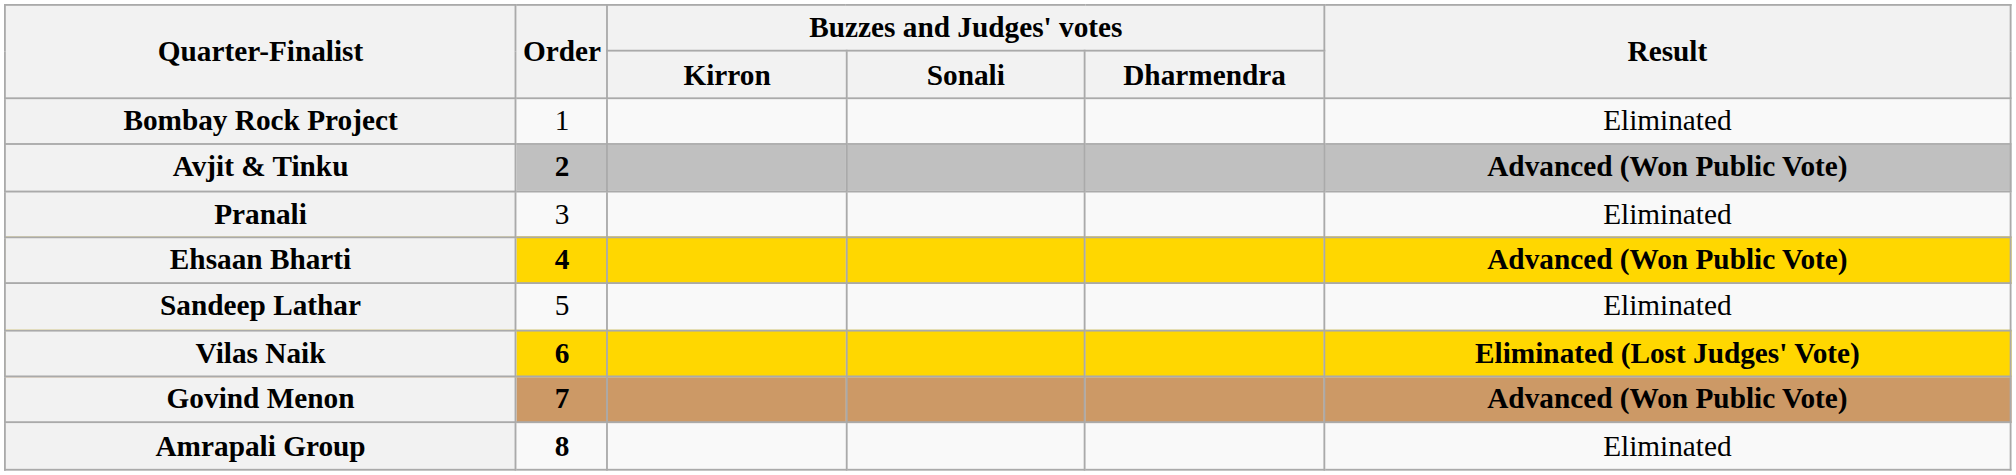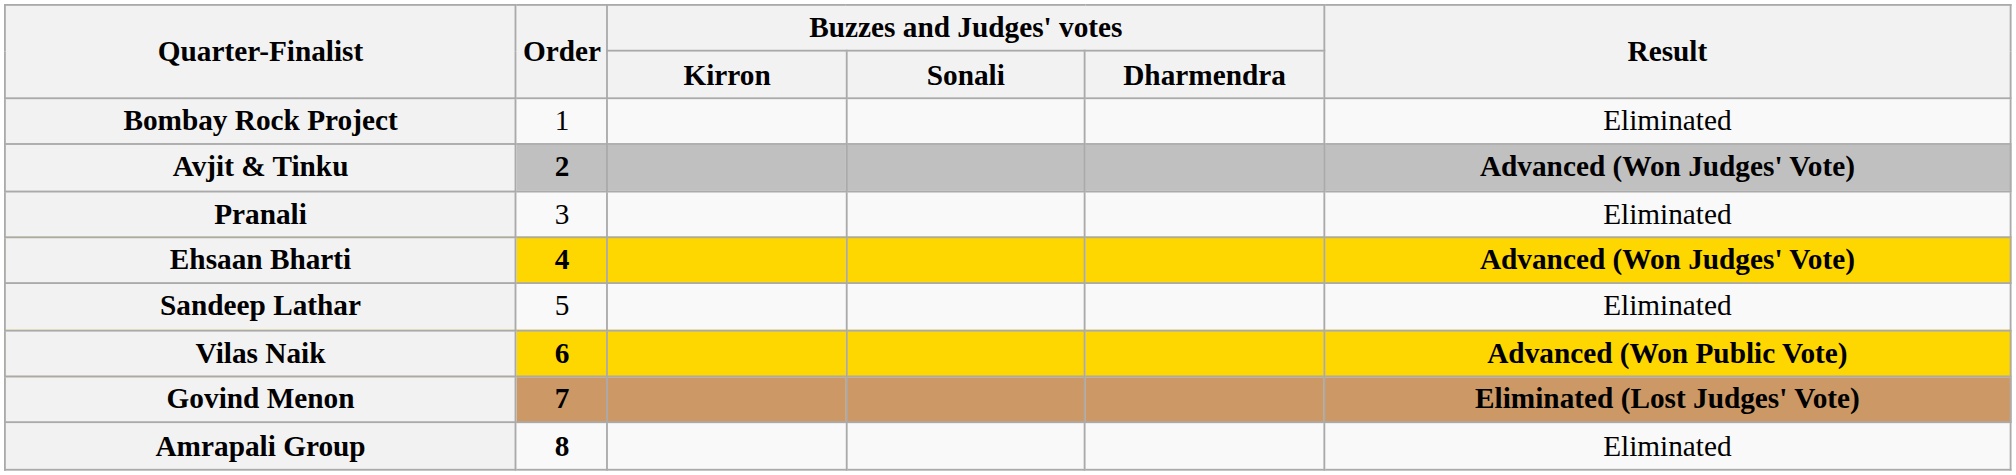(1667, 167) Advanced (Won Public Vote) -> (1667, 167) Advanced (Won Judges' Vote)
(1667, 259) Advanced (Won Public Vote) -> (1667, 259) Advanced (Won Judges' Vote)
(1667, 352) Eliminated (Lost Judges' Vote) -> (1667, 352) Advanced (Won Public Vote)
(1667, 399) Advanced (Won Public Vote) -> (1667, 399) Eliminated (Lost Judges' Vote)
